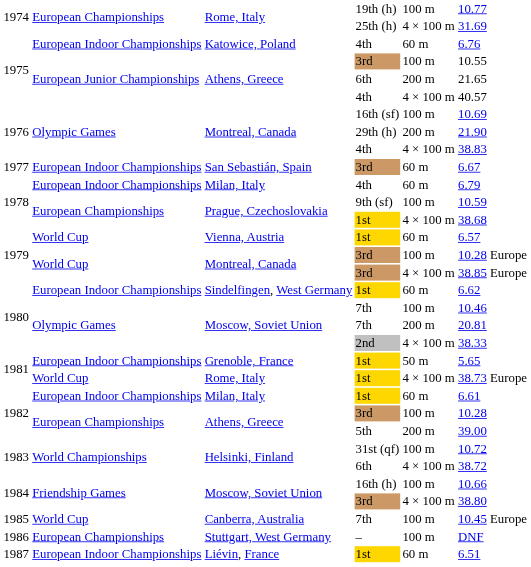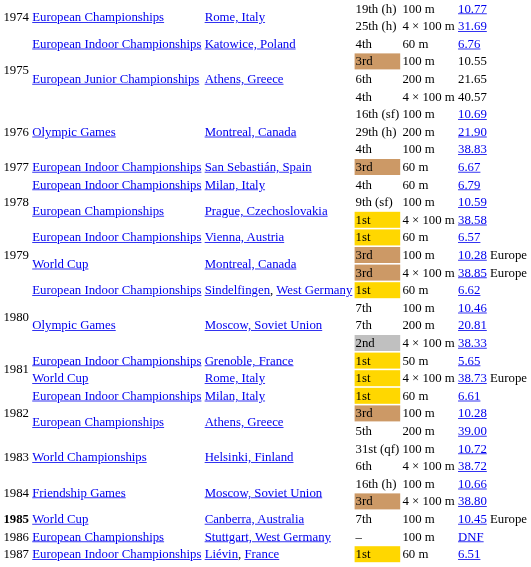(429, 149) 4 × 100 m -> (419, 149) 100 m
(472, 219) 38.68 -> (472, 219) 38.58
(60, 237) World Cup -> (117, 237) European Indoor Championships
(16, 519) normal -> (16, 519) bold
